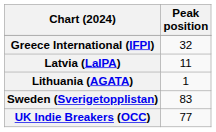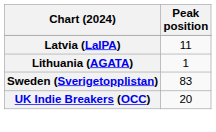- row: (83, 44)
(186, 117) 77 -> (186, 99) 20
